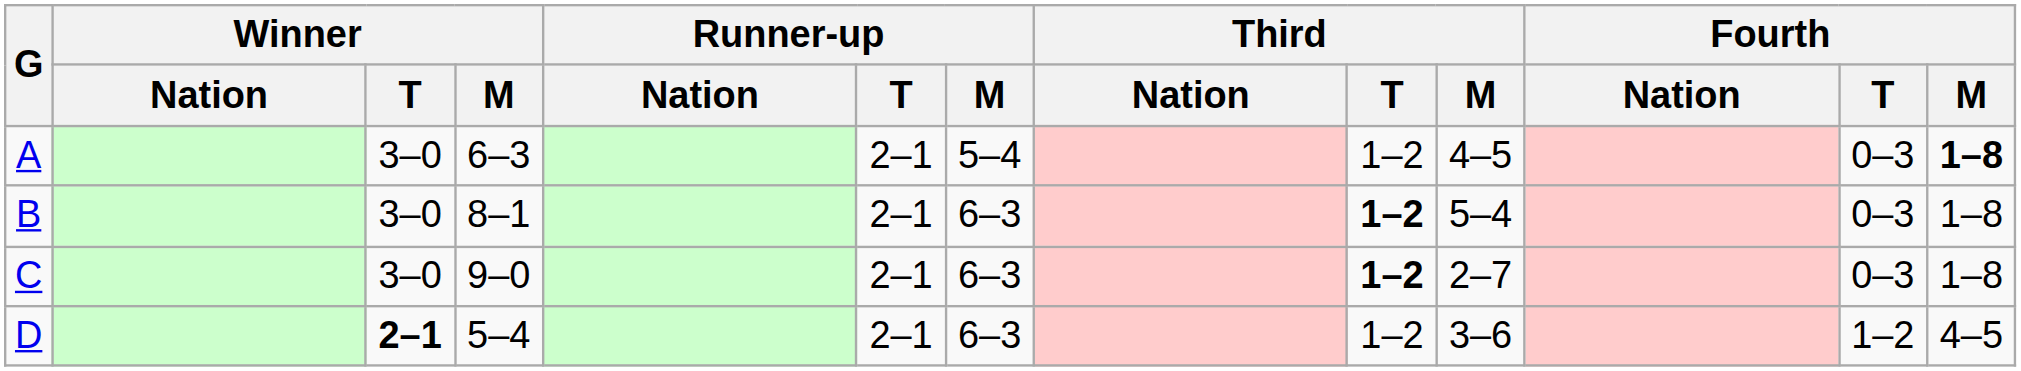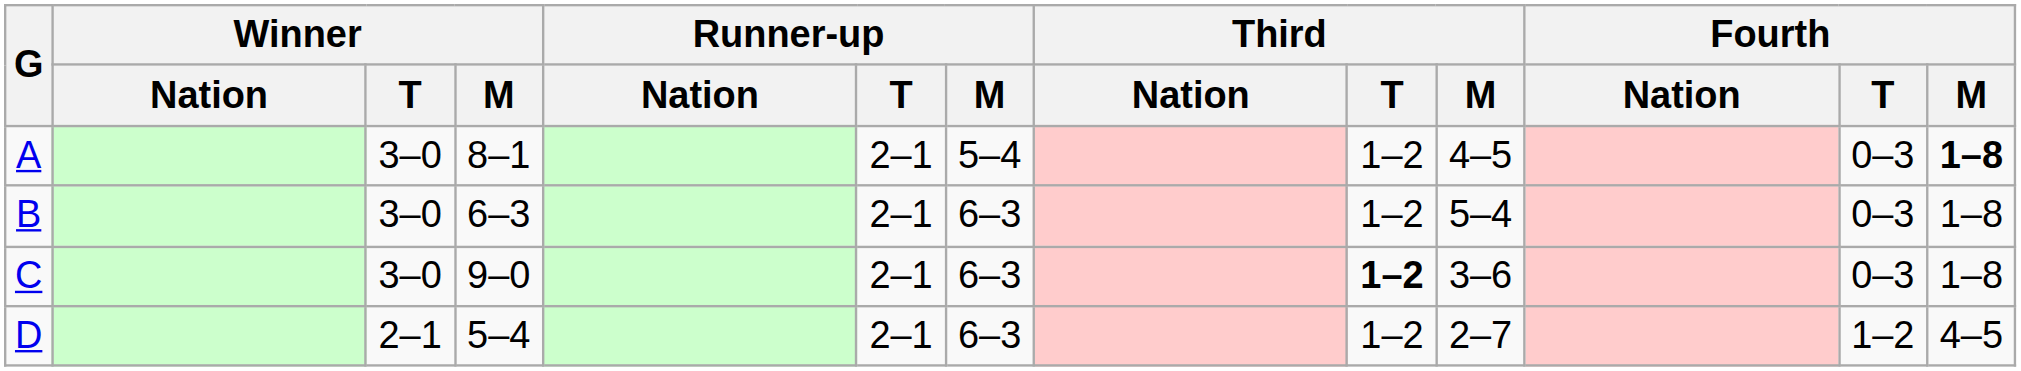(499, 154) 6–3 -> (499, 154) 8–1
(499, 214) 8–1 -> (499, 214) 6–3
(1392, 214) bold -> (1392, 214) normal
(1481, 275) 2–7 -> (1481, 275) 3–6
(410, 335) bold -> (410, 335) normal
(1481, 335) 3–6 -> (1481, 335) 2–7
